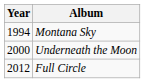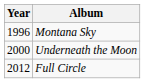(19, 31) 1994 -> (19, 31) 1996
